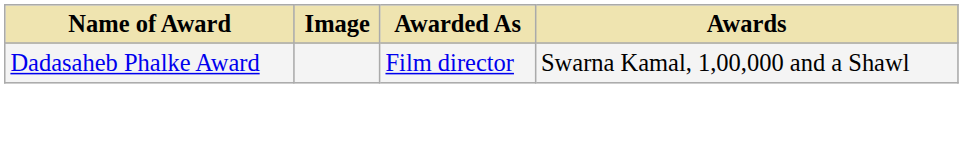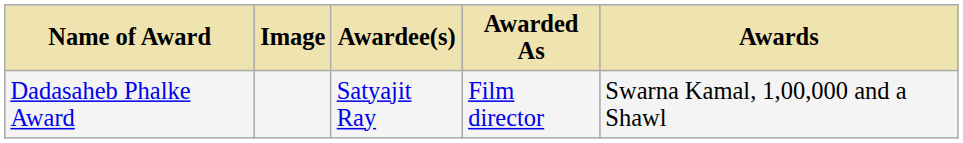+ column: (397, 37)
